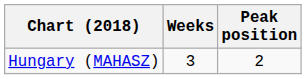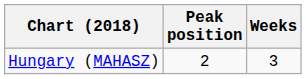columns swapped: (259, 26) <-> (191, 26)
